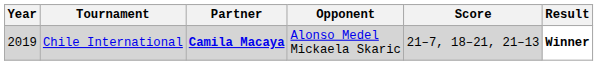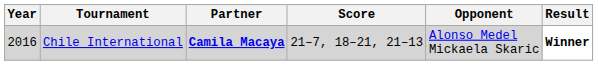columns swapped: (346, 15) <-> (473, 15)
(22, 43) 2019 -> (22, 43) 2016
